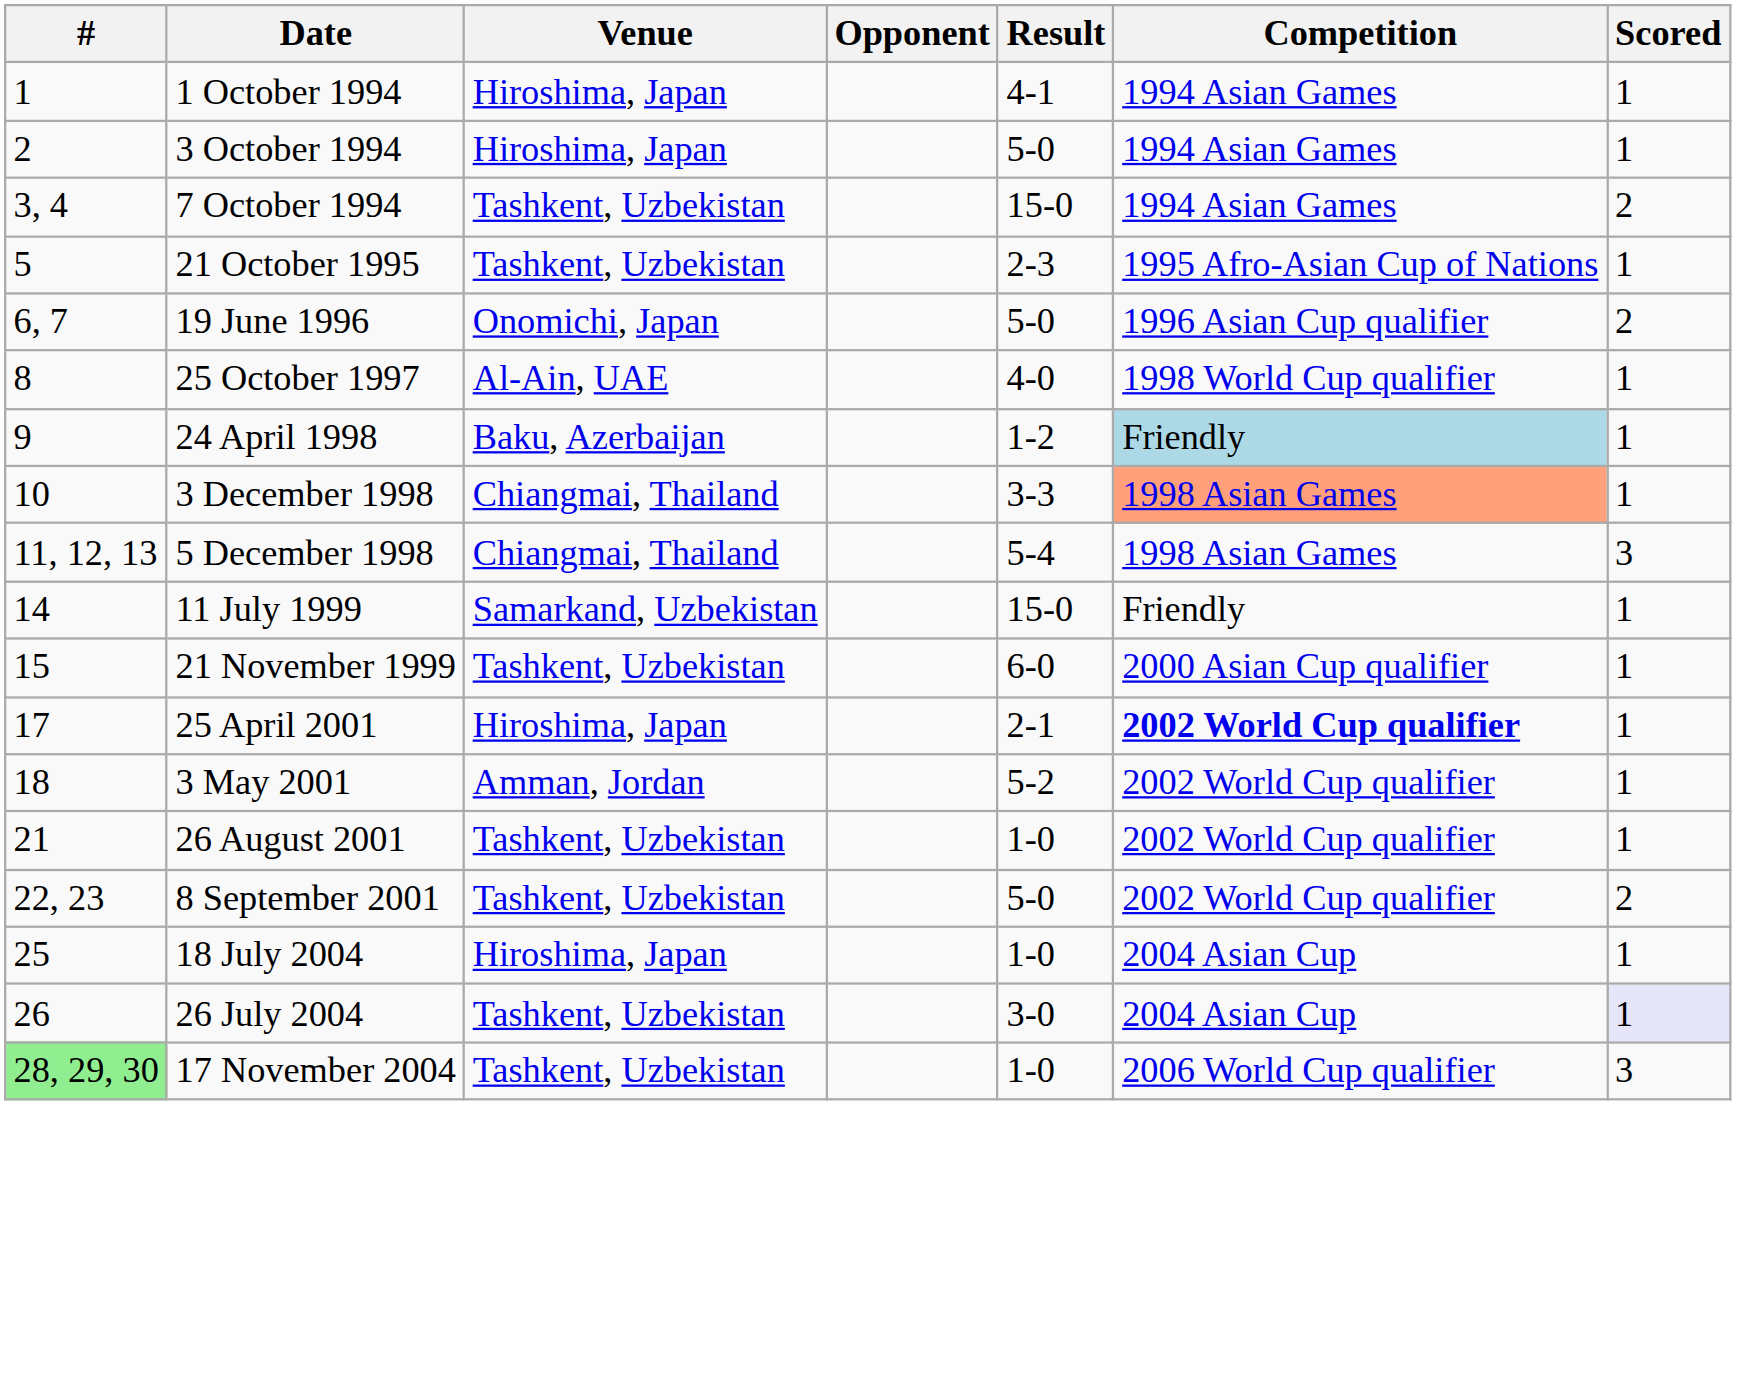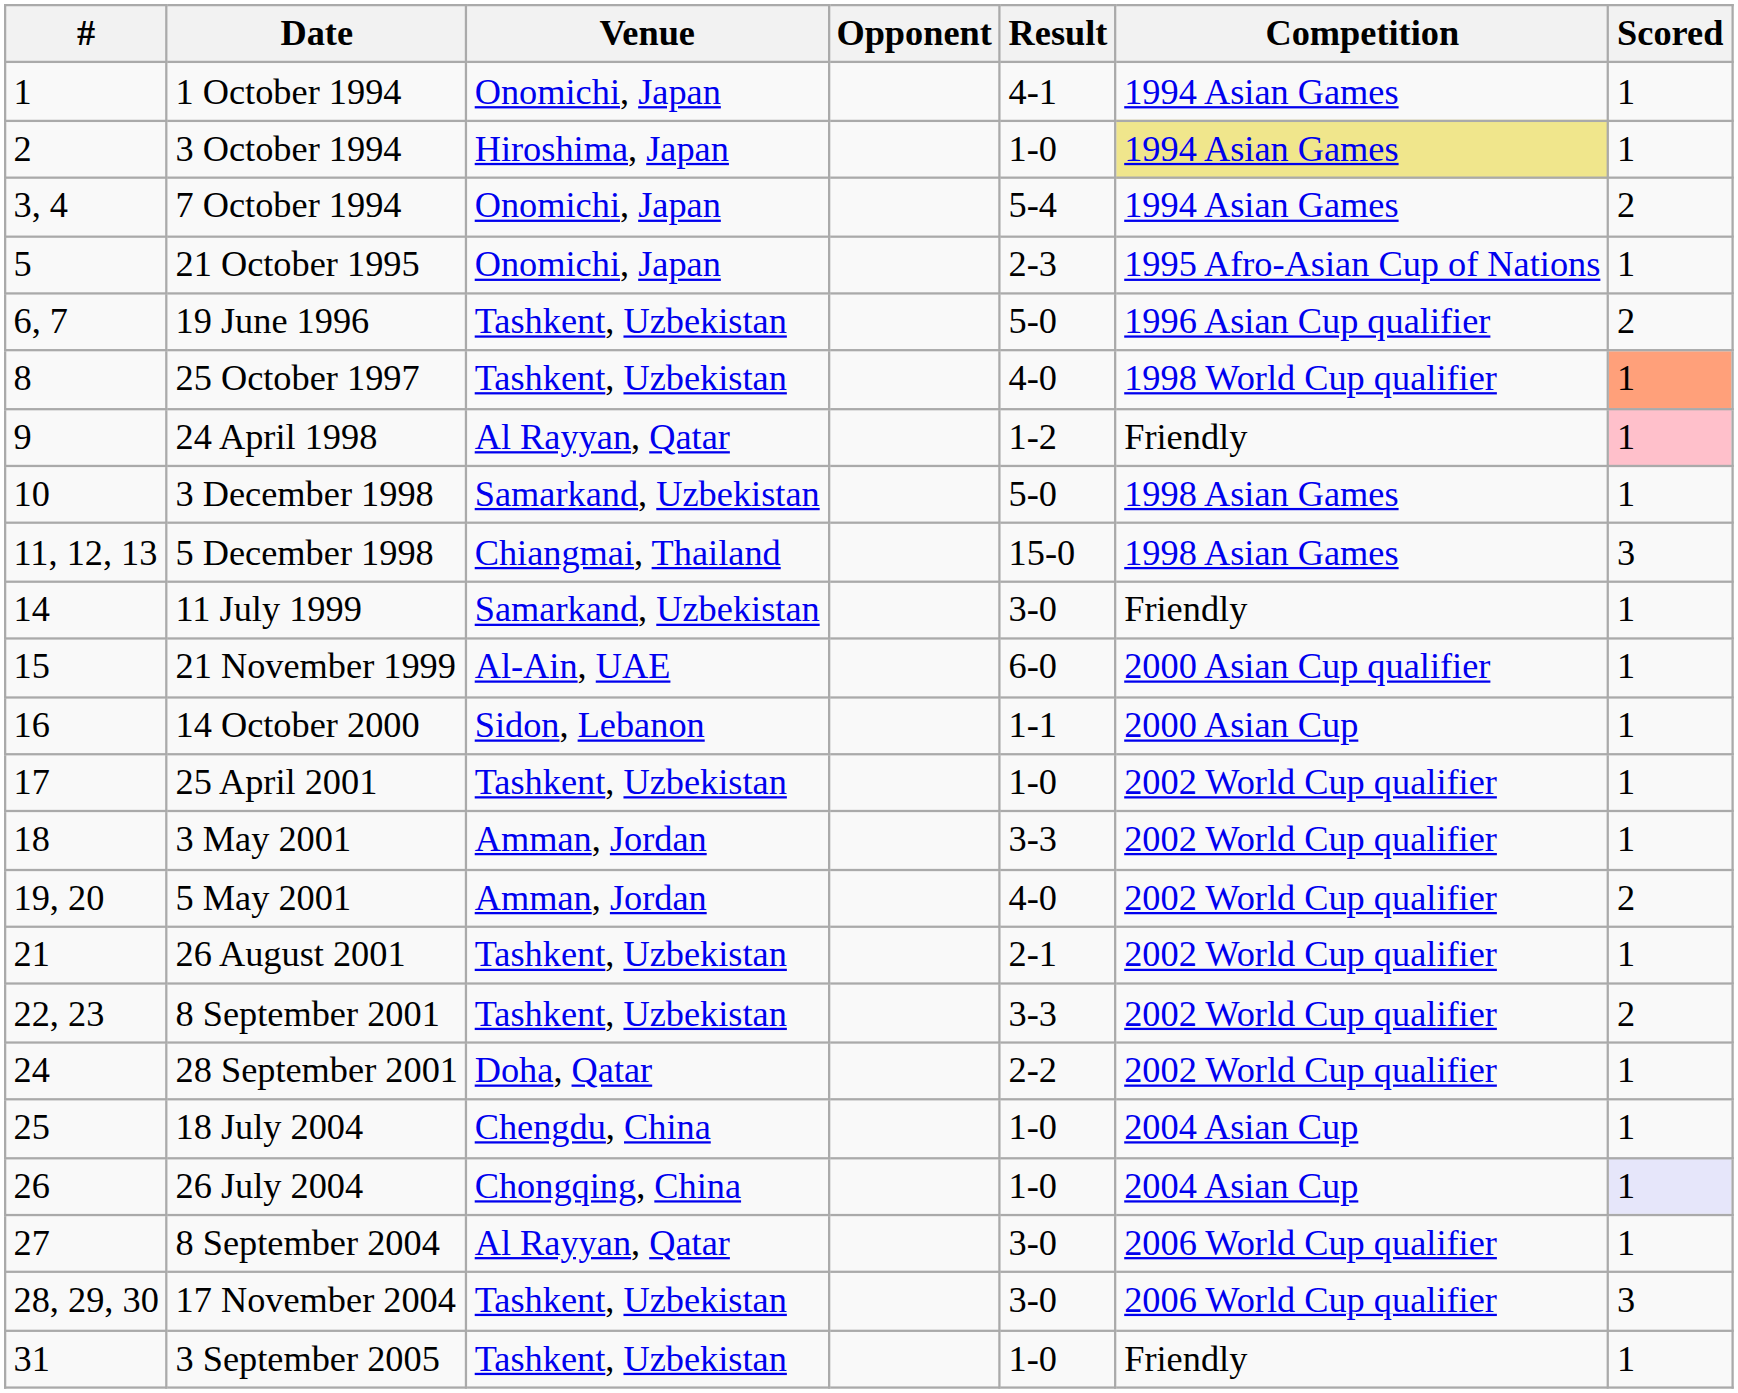(600, 90) Hiroshima, Japan -> (598, 90) Onomichi, Japan
(1031, 148) 5-0 -> (1033, 148) 1-0
(1259, 148) no background -> (1261, 148) khaki background
(629, 206) Tashkent, Uzbekistan -> (598, 206) Onomichi, Japan
(1040, 206) 15-0 -> (1033, 206) 5-4
(629, 263) Tashkent, Uzbekistan -> (598, 263) Onomichi, Japan
(596, 321) Onomichi, Japan -> (631, 321) Tashkent, Uzbekistan
(571, 378) Al-Ain, UAE -> (631, 378) Tashkent, Uzbekistan
(1624, 378) no background -> (1626, 378) lightsalmon background
(599, 436) Baku, Azerbaijan -> (602, 436) Al Rayyan, Qatar
(1184, 436) lightblue background -> (1186, 436) no background
(1624, 436) no background -> (1626, 436) pink background
(626, 494) Chiangmai, Thailand -> (647, 494) Samarkand, Uzbekistan
(1031, 494) 3-3 -> (1033, 494) 5-0
(1259, 494) lightsalmon background -> (1261, 494) no background
(1031, 551) 5-4 -> (1042, 551) 15-0
(1040, 609) 15-0 -> (1033, 609) 3-0
(629, 666) Tashkent, Uzbekistan -> (573, 666) Al-Ain, UAE
+ row: (298, 724)
(600, 724) Hiroshima, Japan -> (631, 782) Tashkent, Uzbekistan
(1031, 724) 2-1 -> (1033, 782) 1-0
(1321, 724) bold -> (1311, 782) normal
(1031, 782) 5-2 -> (1033, 839) 3-3
+ row: (263, 897)
(1031, 839) 1-0 -> (1033, 954) 2-1
(1031, 897) 5-0 -> (1033, 1012) 3-3
+ row: (317, 1070)
(600, 954) Hiroshima, Japan -> (593, 1127) Chengdu, China
(629, 1012) Tashkent, Uzbekistan -> (608, 1185) Chongqing, China
(1031, 1012) 3-0 -> (1033, 1185) 1-0
+ row: (308, 1242)
(86, 1070) lightgreen background -> (86, 1300) no background
(1031, 1070) 1-0 -> (1033, 1300) 3-0
+ row: (308, 1358)
